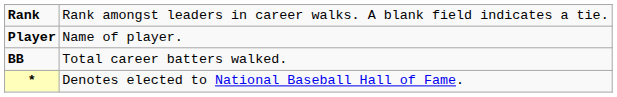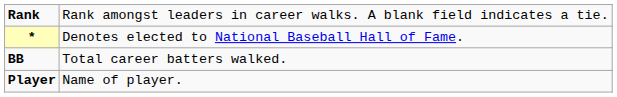rows swapped: (32, 37) <-> (32, 81)
